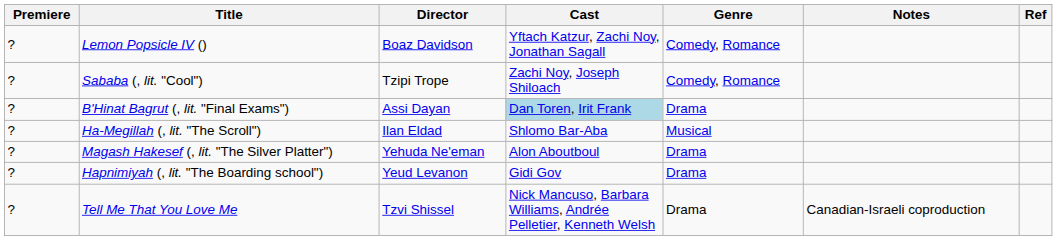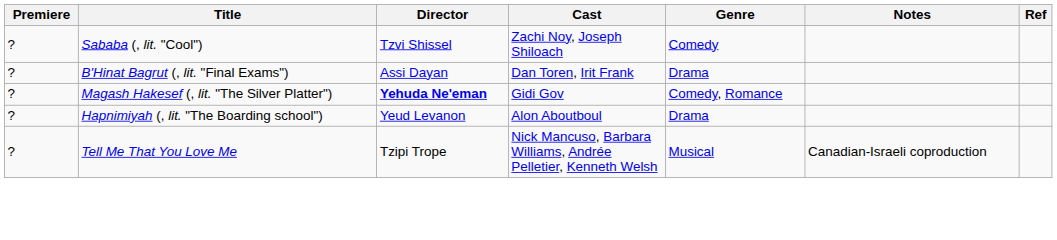- row: (144, 44)
(416, 80) Tzipi Trope -> (416, 44) Tzvi Shissel
(723, 80) Comedy, Romance -> (694, 44) Comedy
(570, 109) lightblue background -> (573, 72) no background
- row: (172, 130)
(433, 151) normal -> (433, 94) bold
(554, 151) Alon Aboutboul -> (538, 94) Gidi Gov
(686, 151) Drama -> (726, 94) Comedy, Romance
(535, 173) Gidi Gov -> (557, 115) Alon Aboutboul
(418, 209) Tzvi Shissel -> (413, 151) Tzipi Trope
(686, 209) Drama -> (691, 151) Musical
